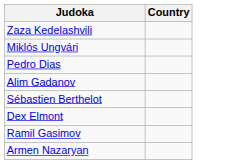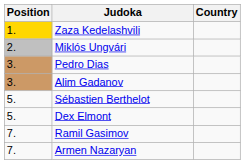+ column: (28, 13)
